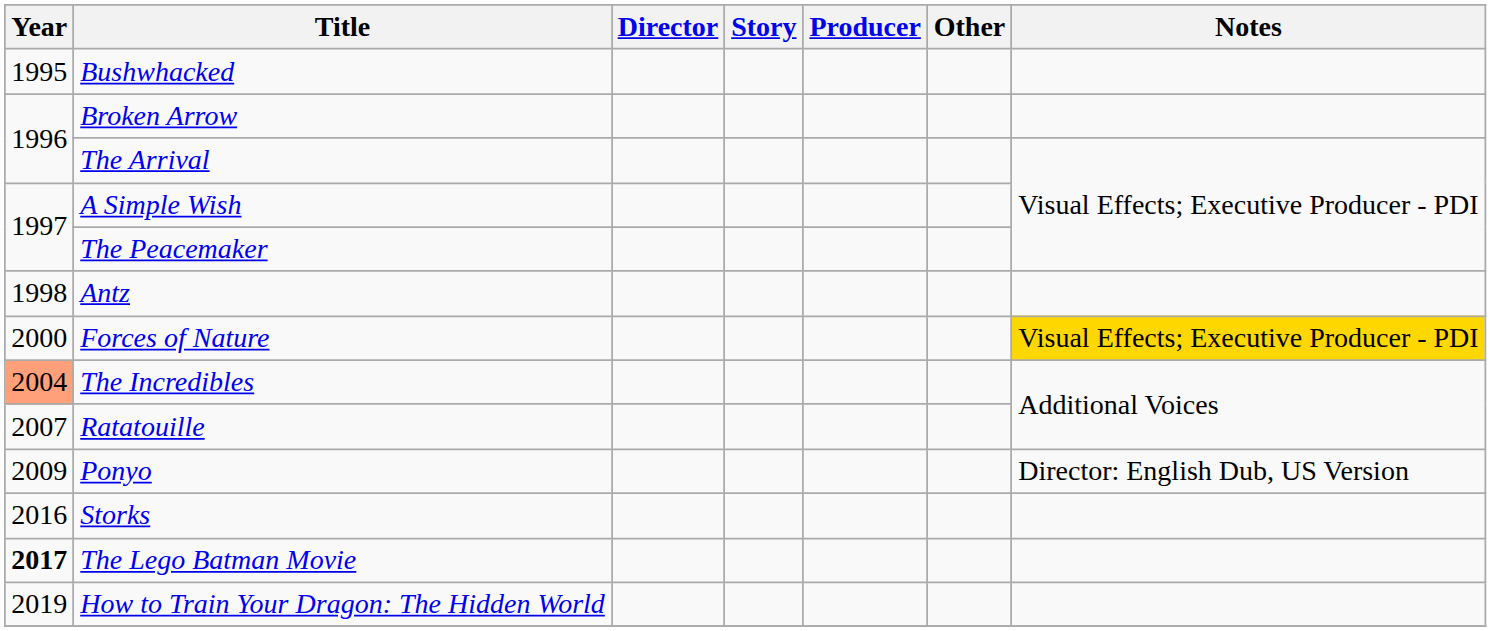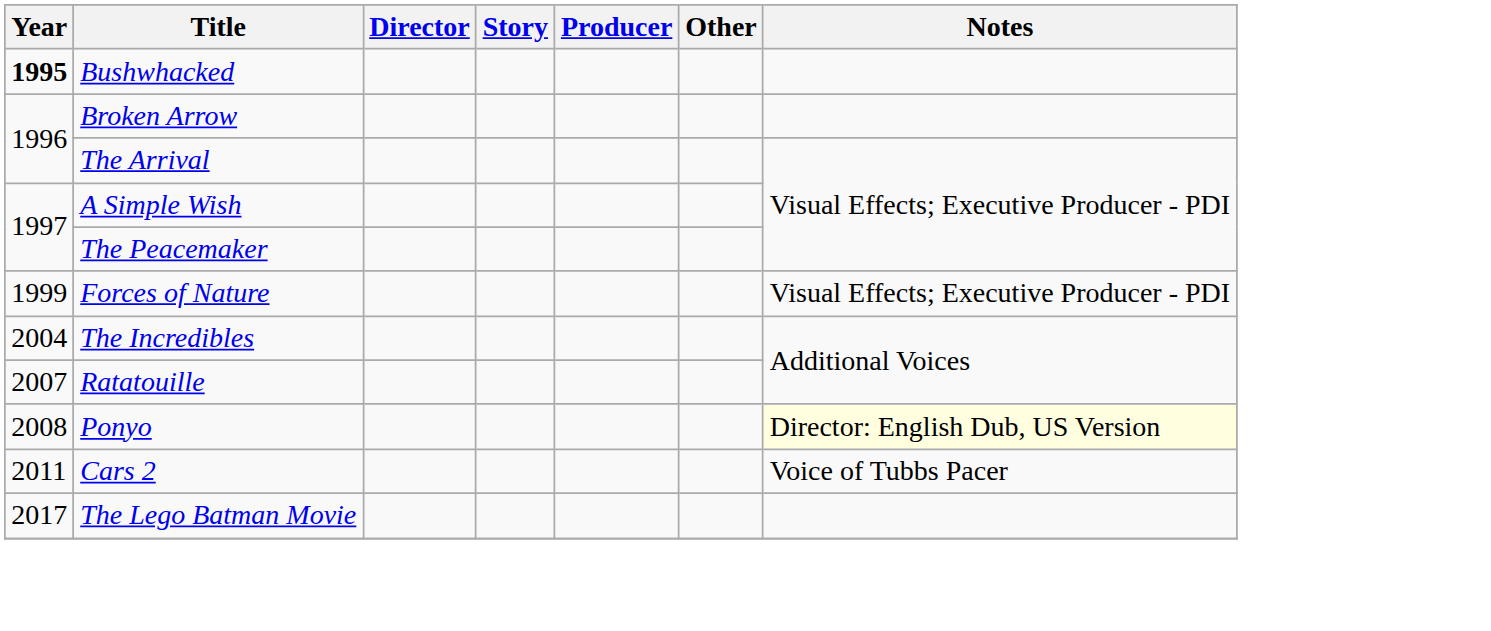(39, 71) normal -> (39, 71) bold
- row: (105, 293)
(39, 337) 2000 -> (39, 293) 1999
(1248, 337) gold background -> (1000, 293) no background
(39, 381) lightsalmon background -> (39, 337) no background
(39, 470) 2009 -> (39, 426) 2008
(1214, 470) no background -> (965, 426) lightyellow background
+ row: (118, 470)
- row: (115, 515)
(39, 559) bold -> (39, 515) normal
- row: (343, 603)
